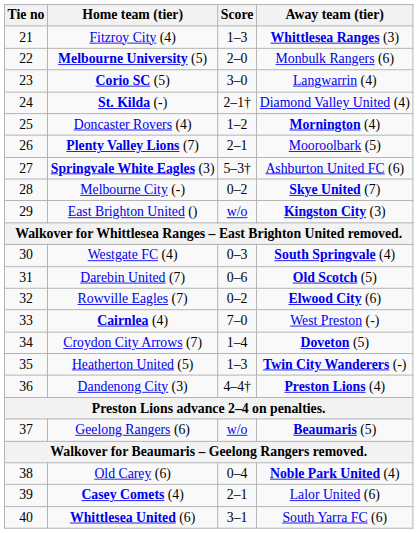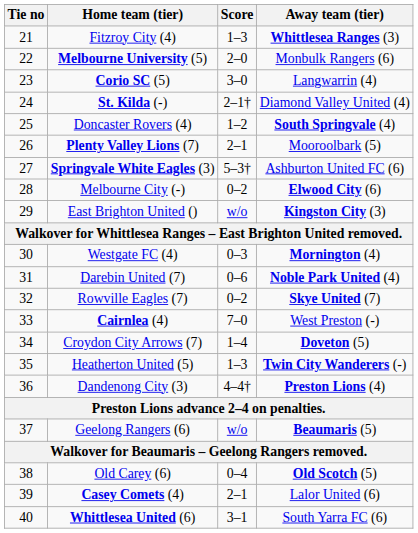(335, 124) Mornington (4) -> (335, 124) South Springvale (4)
(335, 189) Skye United (7) -> (335, 189) Elwood City (6)
(335, 255) South Springvale (4) -> (335, 255) Mornington (4)
(335, 277) Old Scotch (5) -> (335, 277) Noble Park United (4)
(335, 299) Elwood City (6) -> (335, 299) Skye United (7)
(335, 473) Noble Park United (4) -> (335, 473) Old Scotch (5)
